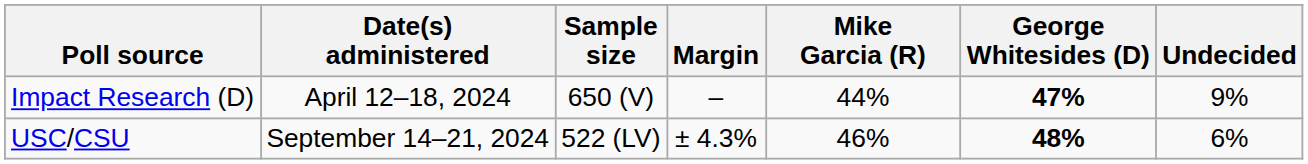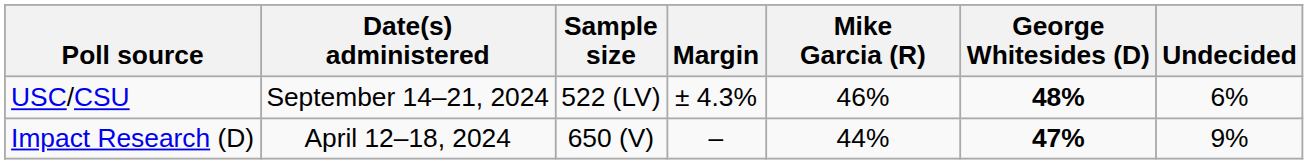rows swapped: (70, 139) <-> (133, 97)
